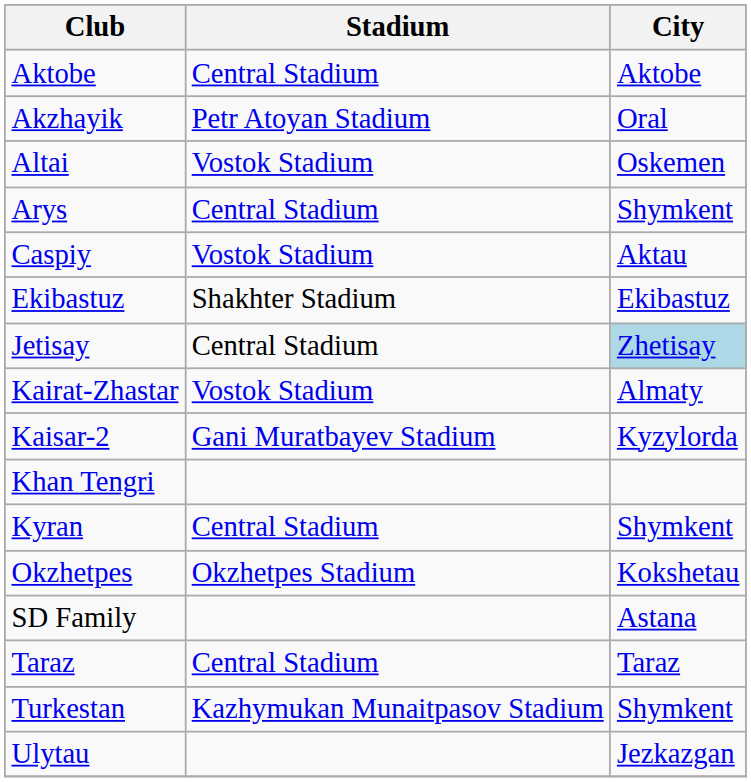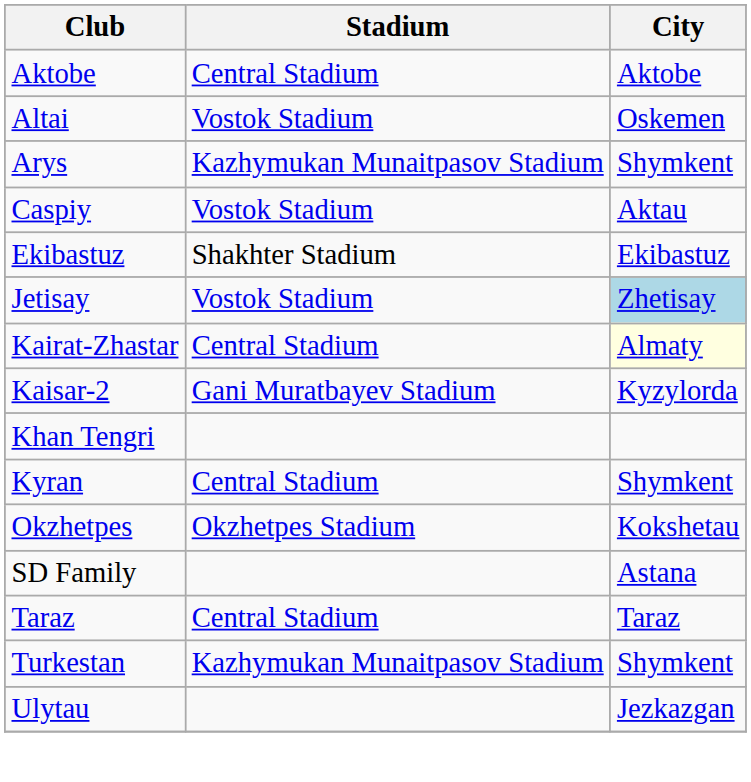- row: (67, 118)
(285, 208) Central Stadium -> (398, 163) Kazhymukan Munaitpasov Stadium
(285, 345) Central Stadium -> (283, 299) Vostok Stadium
(283, 390) Vostok Stadium -> (285, 345) Central Stadium
(660, 390) no background -> (660, 345) lightyellow background
